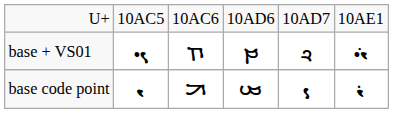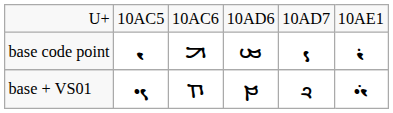rows swapped: (59, 88) <-> (50, 51)
